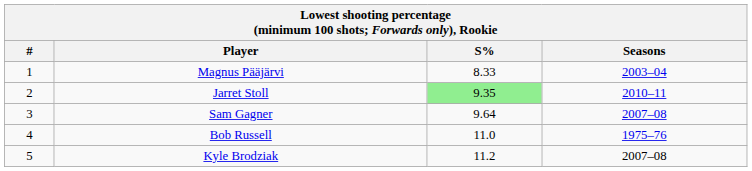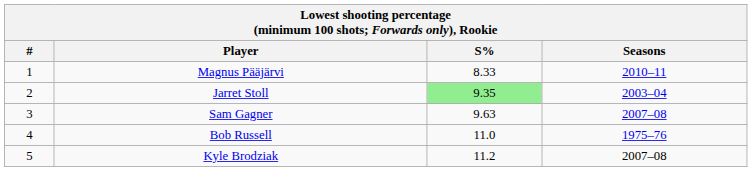(644, 72) 2003–04 -> (644, 72) 2010–11
(644, 93) 2010–11 -> (644, 93) 2003–04
(485, 114) 9.64 -> (485, 114) 9.63
